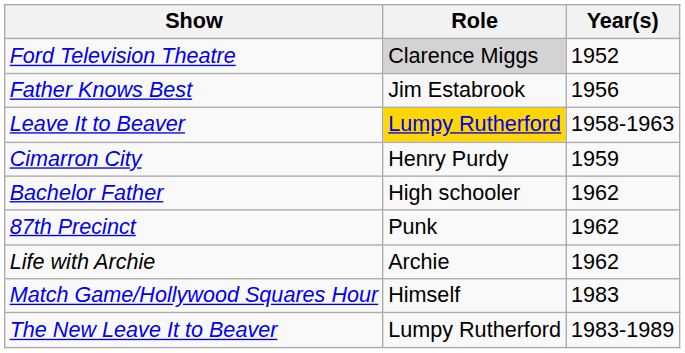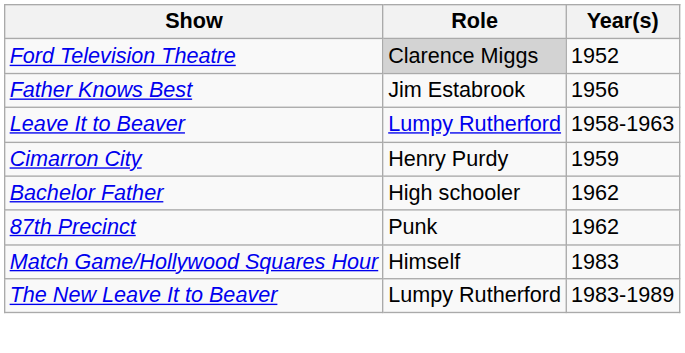(475, 124) gold background -> (475, 124) no background
- row: (82, 261)
